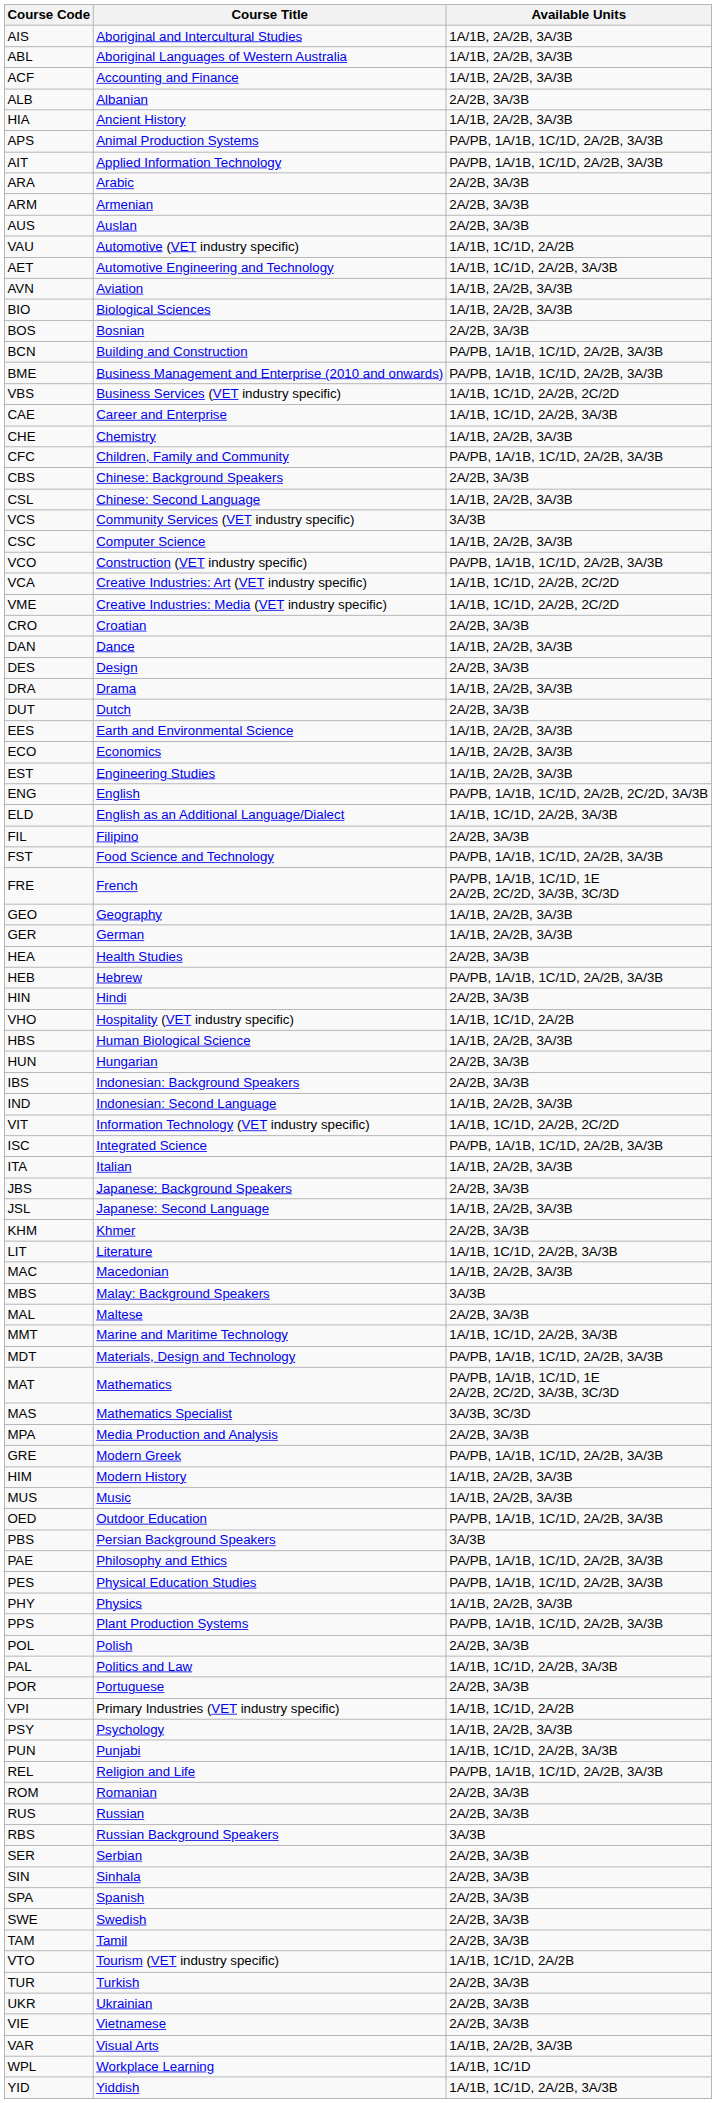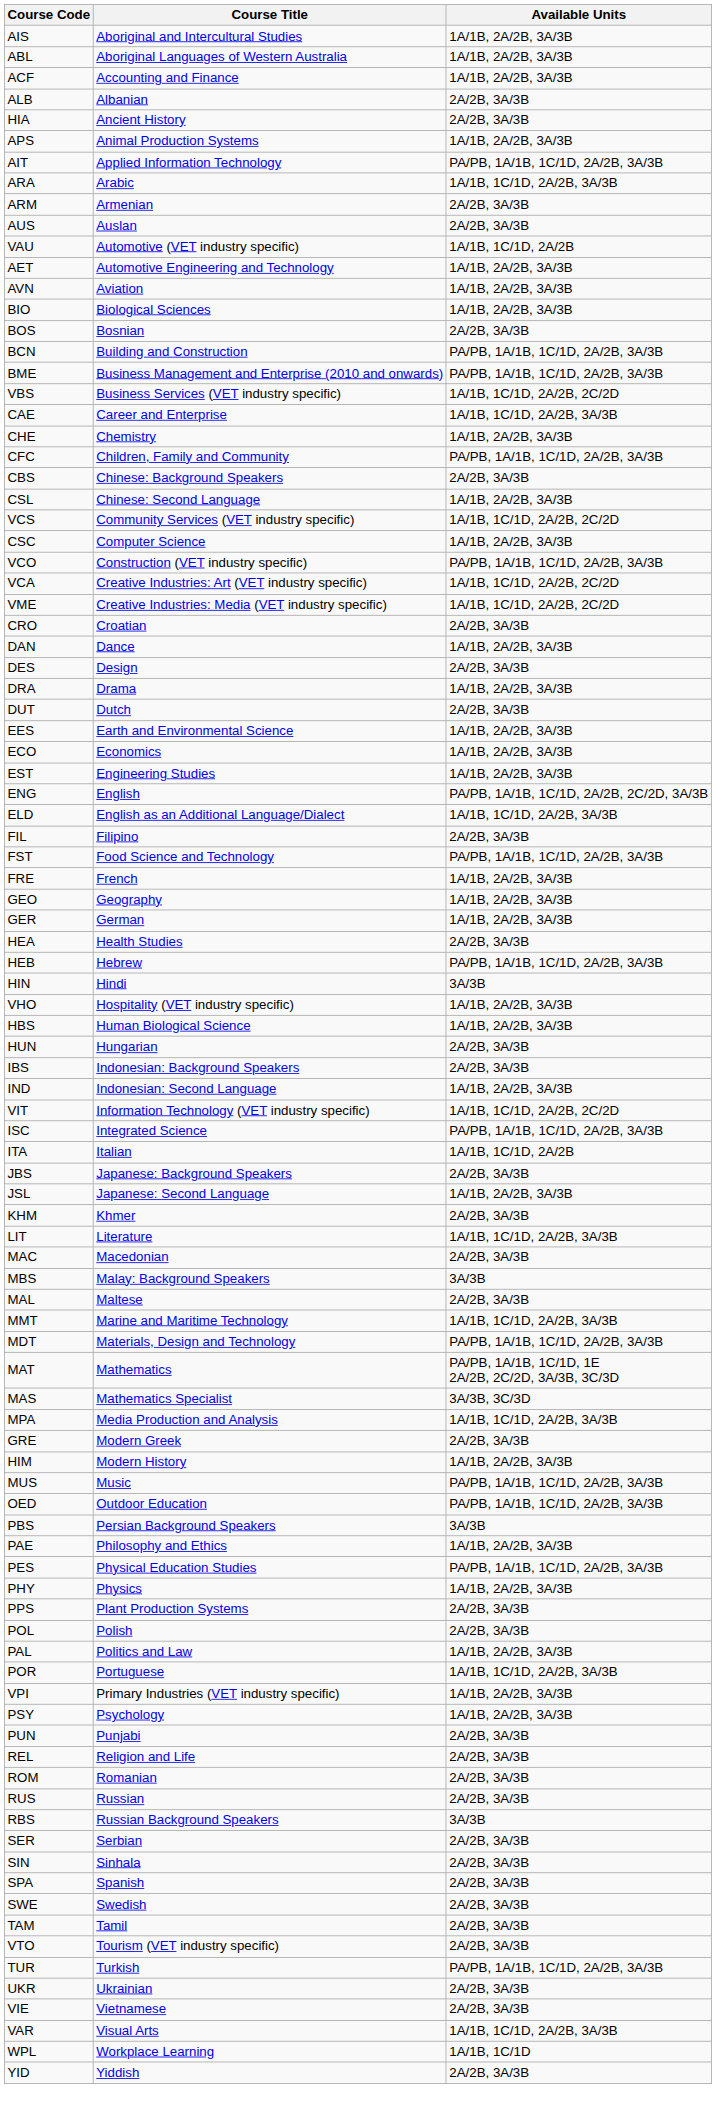(511, 120) 1A/1B, 2A/2B, 3A/3B -> (489, 120) 2A/2B, 3A/3B
(556, 141) PA/PB, 1A/1B, 1C/1D, 2A/2B, 3A/3B -> (511, 141) 1A/1B, 2A/2B, 3A/3B
(489, 183) 2A/2B, 3A/3B -> (533, 183) 1A/1B, 1C/1D, 2A/2B, 3A/3B
(533, 267) 1A/1B, 1C/1D, 2A/2B, 3A/3B -> (511, 267) 1A/1B, 2A/2B, 3A/3B
(467, 520) 3A/3B -> (534, 520) 1A/1B, 1C/1D, 2A/2B, 2C/2D
(534, 886) PA/PB, 1A/1B, 1C/1D, 1E 2A/2B, 2C/2D, 3A/3B, 3C/3D -> (511, 878) 1A/1B, 2A/2B, 3A/3B
(489, 998) 2A/2B, 3A/3B -> (467, 983) 3A/3B
(512, 1019) 1A/1B, 1C/1D, 2A/2B -> (511, 1004) 1A/1B, 2A/2B, 3A/3B
(511, 1167) 1A/1B, 2A/2B, 3A/3B -> (512, 1152) 1A/1B, 1C/1D, 2A/2B
(511, 1272) 1A/1B, 2A/2B, 3A/3B -> (489, 1257) 2A/2B, 3A/3B
(489, 1434) 2A/2B, 3A/3B -> (533, 1420) 1A/1B, 1C/1D, 2A/2B, 3A/3B
(556, 1456) PA/PB, 1A/1B, 1C/1D, 2A/2B, 3A/3B -> (489, 1441) 2A/2B, 3A/3B
(511, 1498) 1A/1B, 2A/2B, 3A/3B -> (556, 1483) PA/PB, 1A/1B, 1C/1D, 2A/2B, 3A/3B
(556, 1561) PA/PB, 1A/1B, 1C/1D, 2A/2B, 3A/3B -> (511, 1546) 1A/1B, 2A/2B, 3A/3B
(556, 1624) PA/PB, 1A/1B, 1C/1D, 2A/2B, 3A/3B -> (489, 1609) 2A/2B, 3A/3B
(533, 1666) 1A/1B, 1C/1D, 2A/2B, 3A/3B -> (511, 1651) 1A/1B, 2A/2B, 3A/3B
(489, 1687) 2A/2B, 3A/3B -> (533, 1672) 1A/1B, 1C/1D, 2A/2B, 3A/3B
(512, 1708) 1A/1B, 1C/1D, 2A/2B -> (511, 1693) 1A/1B, 2A/2B, 3A/3B
(533, 1750) 1A/1B, 1C/1D, 2A/2B, 3A/3B -> (489, 1735) 2A/2B, 3A/3B
(556, 1771) PA/PB, 1A/1B, 1C/1D, 2A/2B, 3A/3B -> (489, 1756) 2A/2B, 3A/3B
(512, 1961) 1A/1B, 1C/1D, 2A/2B -> (489, 1946) 2A/2B, 3A/3B
(489, 1982) 2A/2B, 3A/3B -> (556, 1967) PA/PB, 1A/1B, 1C/1D, 2A/2B, 3A/3B
(511, 2045) 1A/1B, 2A/2B, 3A/3B -> (533, 2030) 1A/1B, 1C/1D, 2A/2B, 3A/3B
(533, 2087) 1A/1B, 1C/1D, 2A/2B, 3A/3B -> (489, 2072) 2A/2B, 3A/3B
